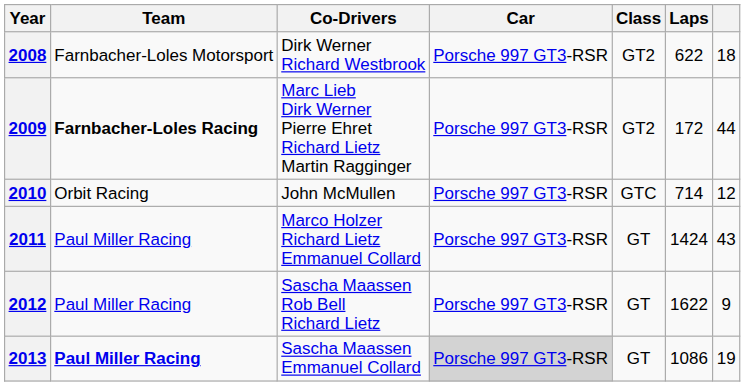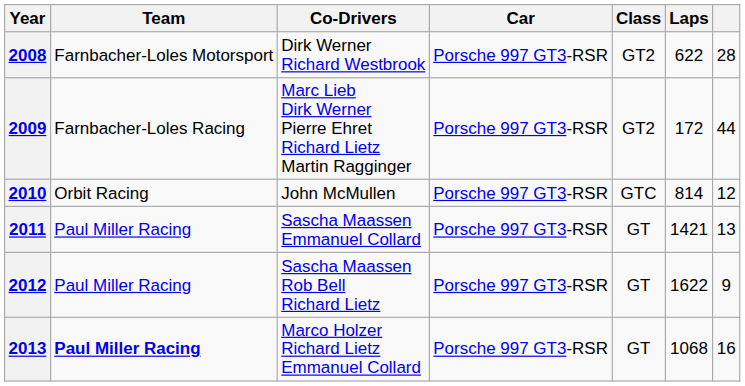(726, 55) 18 -> (726, 55) 28
(156, 129) bold -> (150, 129) normal
(689, 193) 714 -> (689, 193) 814
(351, 239) Marco Holzer Richard Lietz Emmanuel Collard -> (351, 230) Sascha Maassen Emmanuel Collard
(689, 239) 1424 -> (689, 230) 1421
(726, 239) 43 -> (726, 230) 13
(351, 359) Sascha Maassen Emmanuel Collard -> (351, 349) Marco Holzer Richard Lietz Emmanuel Collard
(521, 359) lightgrey background -> (521, 349) no background
(689, 359) 1086 -> (689, 349) 1068
(726, 359) 19 -> (726, 349) 16
